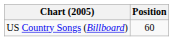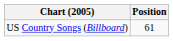(149, 28) 60 -> (149, 28) 61
